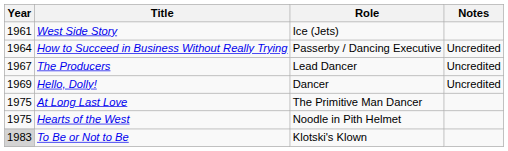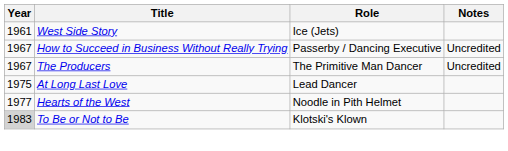(19, 48) 1964 -> (19, 48) 1967
(325, 66) Lead Dancer -> (357, 66) The Primitive Man Dancer
- row: (67, 84)
(357, 102) The Primitive Man Dancer -> (325, 84) Lead Dancer
(19, 119) 1975 -> (19, 102) 1977
